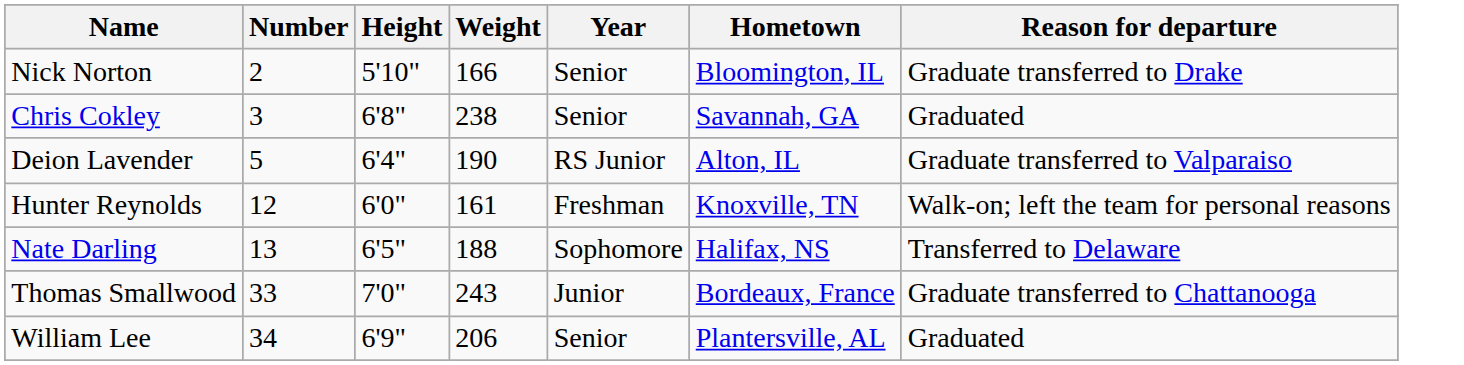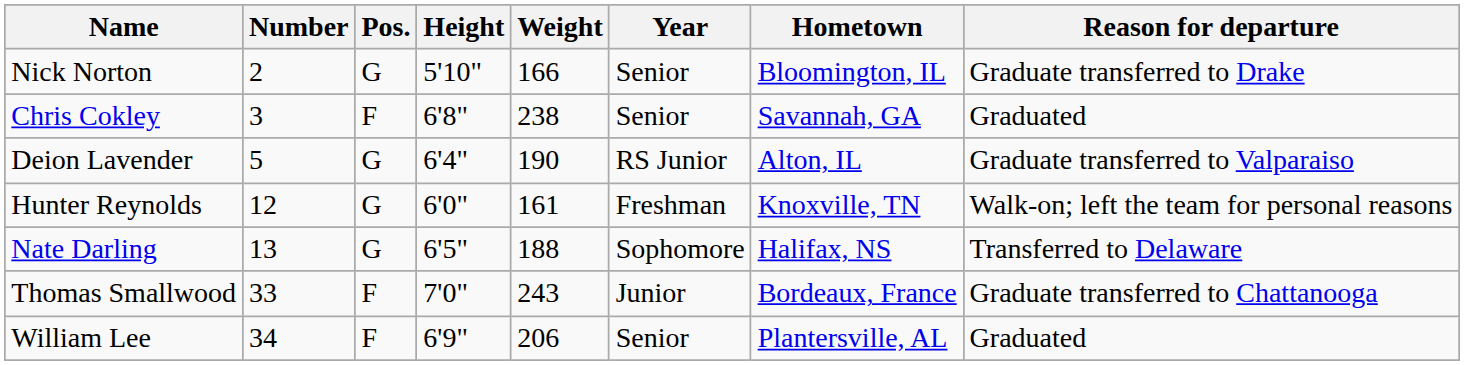+ column: (386, 26)
